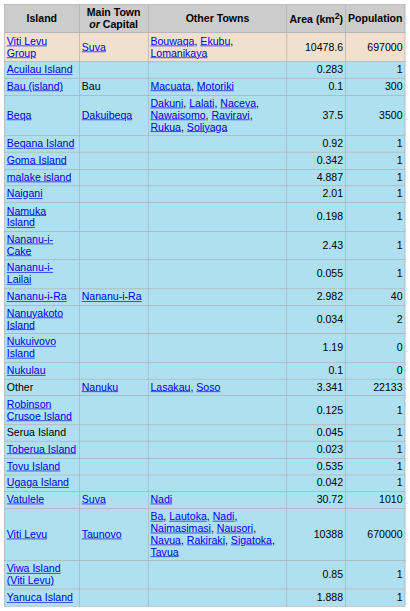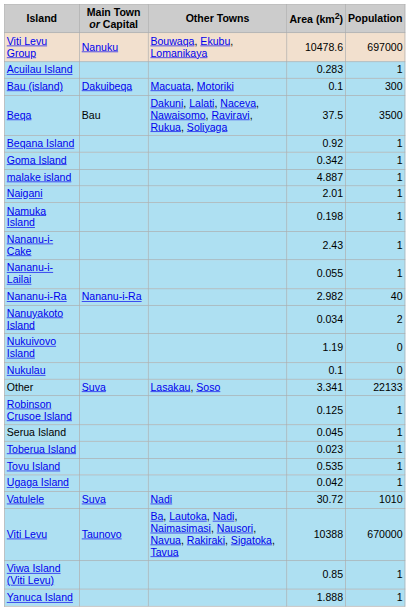(94, 47) Suva -> (100, 47) Nanuku
(91, 86) Bau -> (107, 86) Dakuibeqa
(107, 115) Dakuibeqa -> (91, 115) Bau
(100, 387) Nanuku -> (94, 387) Suva
